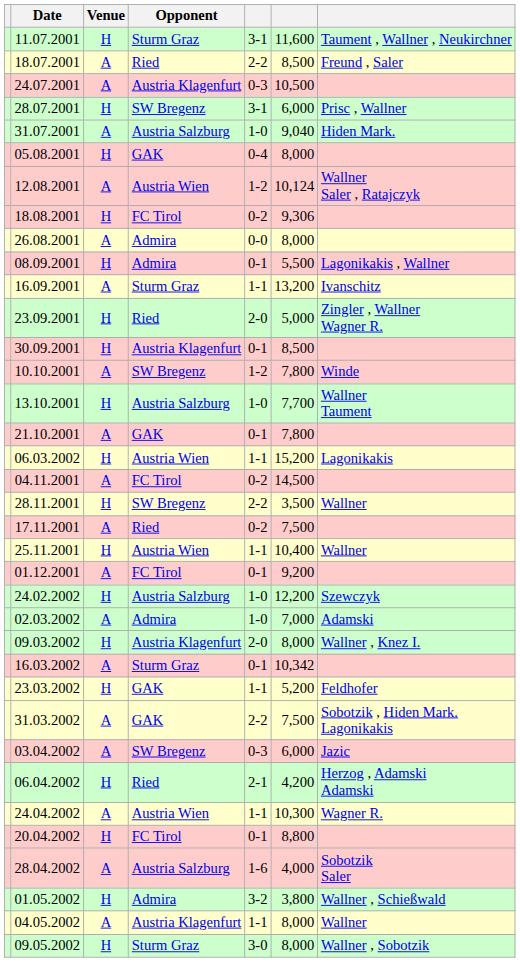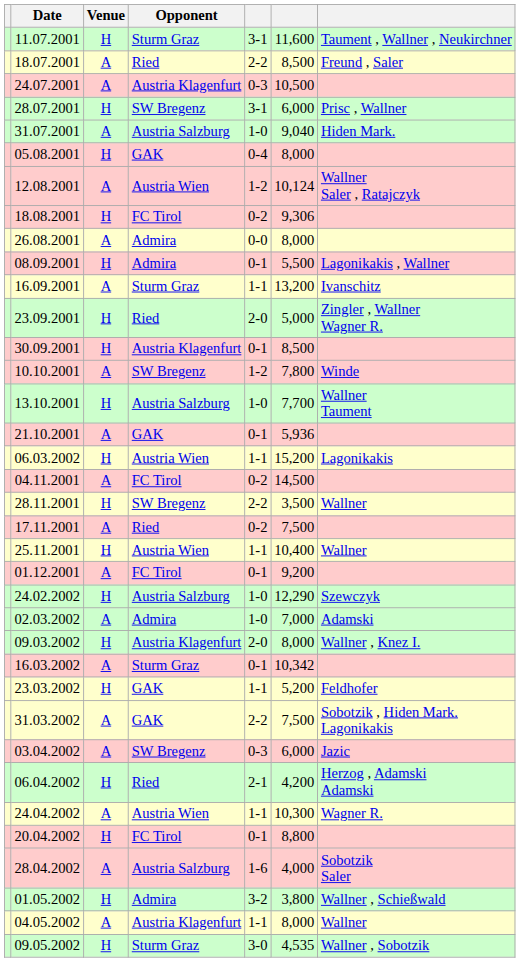(298, 434) 7,800 -> (298, 434) 5,936
(294, 596) 12,200 -> (294, 596) 12,290
(298, 945) 8,000 -> (298, 945) 4,535
